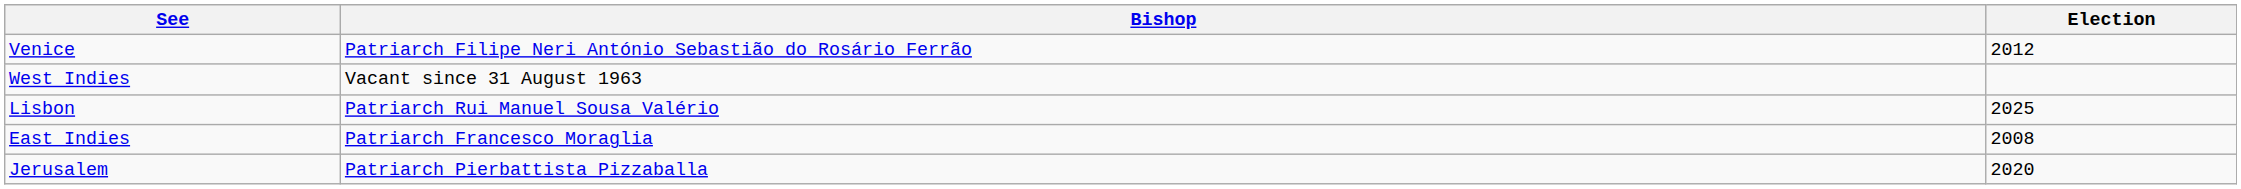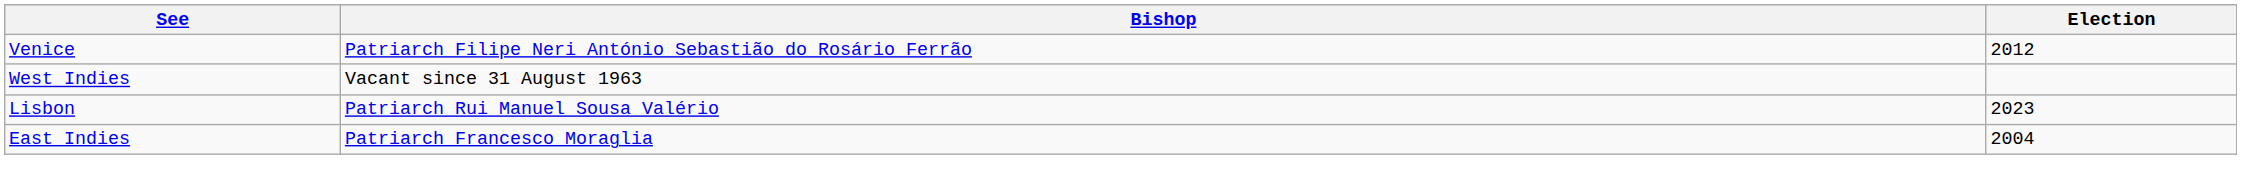(2013, 109) 2025 -> (2013, 109) 2023
(2013, 139) 2008 -> (2013, 139) 2004
- row: (59, 169)
